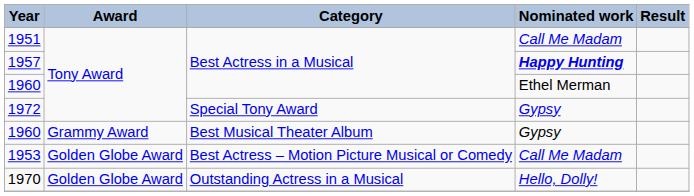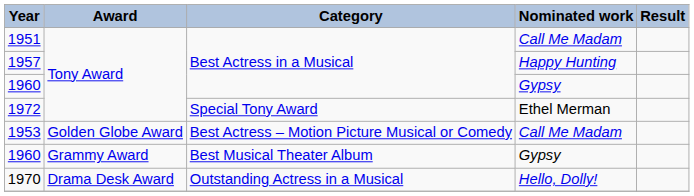(571, 62) bold -> (568, 62) normal
(565, 86) Ethel Merman -> (540, 86) Gypsy
(540, 109) Gypsy -> (565, 109) Ethel Merman
rows swapped: (24, 156) <-> (24, 132)
(115, 179) Golden Globe Award -> (111, 179) Drama Desk Award
